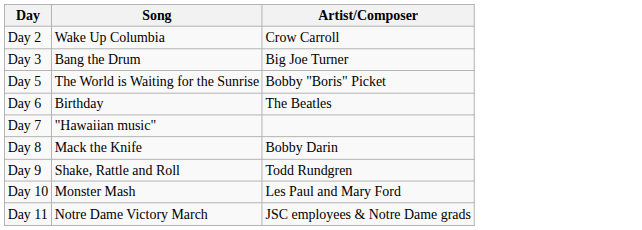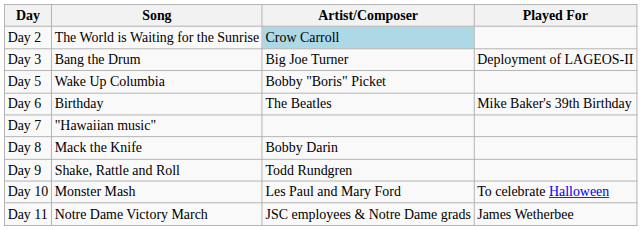+ column: (555, 15)
(110, 37) Wake Up Columbia -> (157, 37) The World is Waiting for the Sunrise
(302, 37) no background -> (302, 37) lightblue background
(157, 81) The World is Waiting for the Sunrise -> (110, 81) Wake Up Columbia
